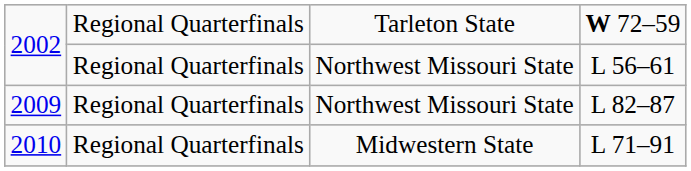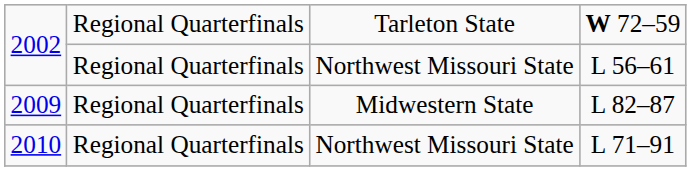(445, 104) Northwest Missouri State -> (445, 104) Midwestern State
(445, 144) Midwestern State -> (445, 144) Northwest Missouri State
